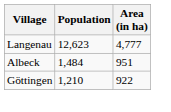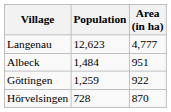(70, 80) 1,210 -> (86, 80) 1,259
+ row: (38, 98)
